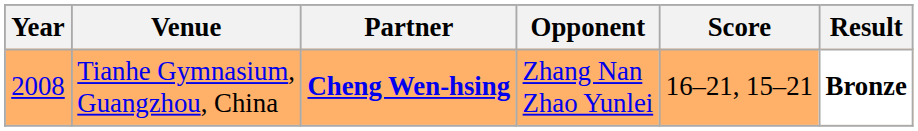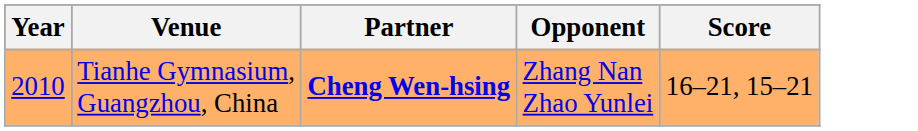- column: (866, 26)
(38, 86) 2008 -> (38, 86) 2010
